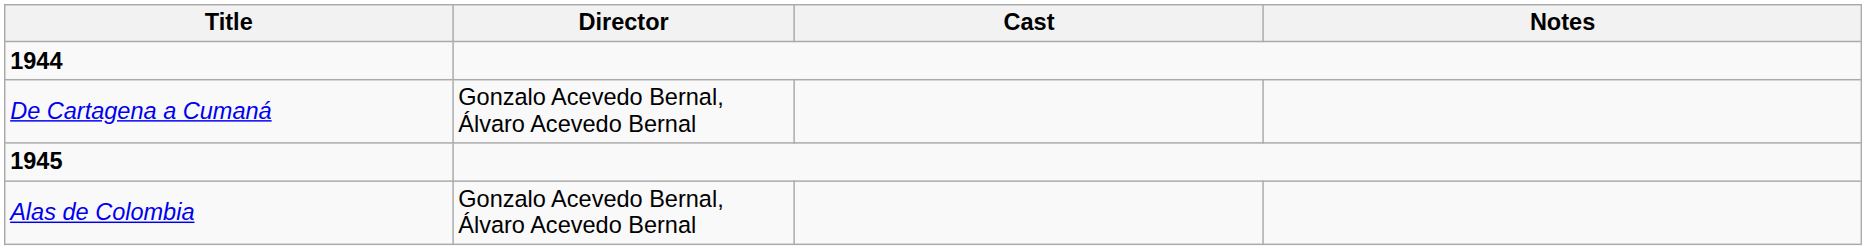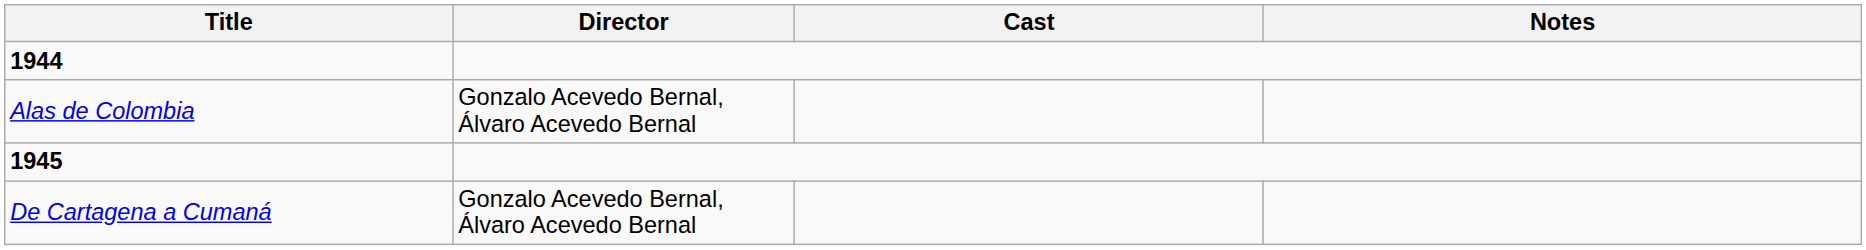rows swapped: (102, 212) <-> (141, 110)
